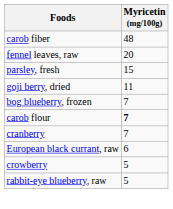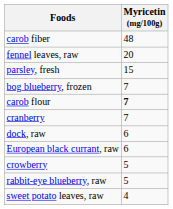- row: (38, 86)
+ row: (26, 133)
+ row: (55, 196)
